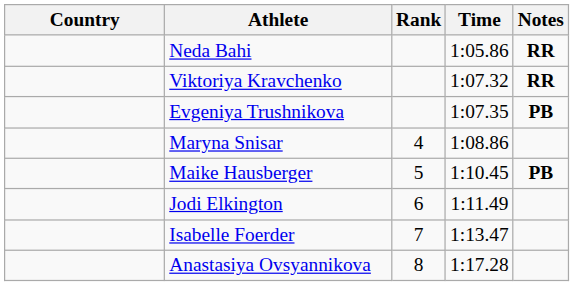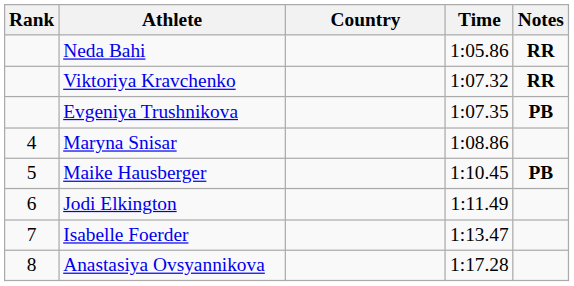columns swapped: (419, 19) <-> (85, 19)
